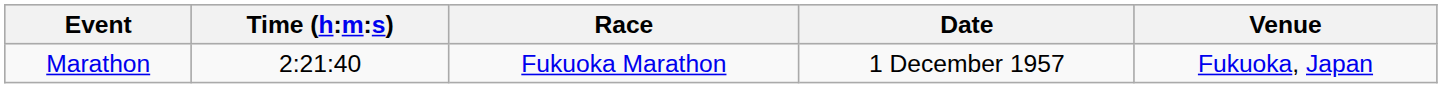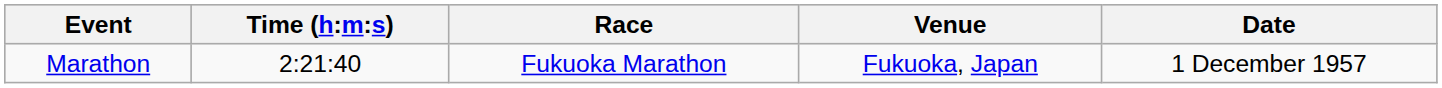columns swapped: (1285, 24) <-> (967, 24)
